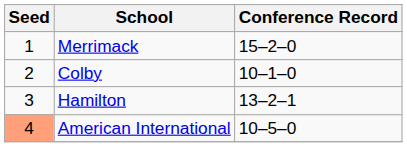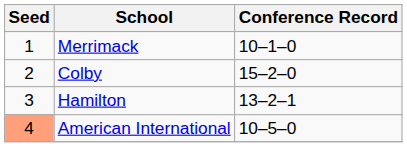(267, 45) 15–2–0 -> (267, 45) 10–1–0
(267, 73) 10–1–0 -> (267, 73) 15–2–0
